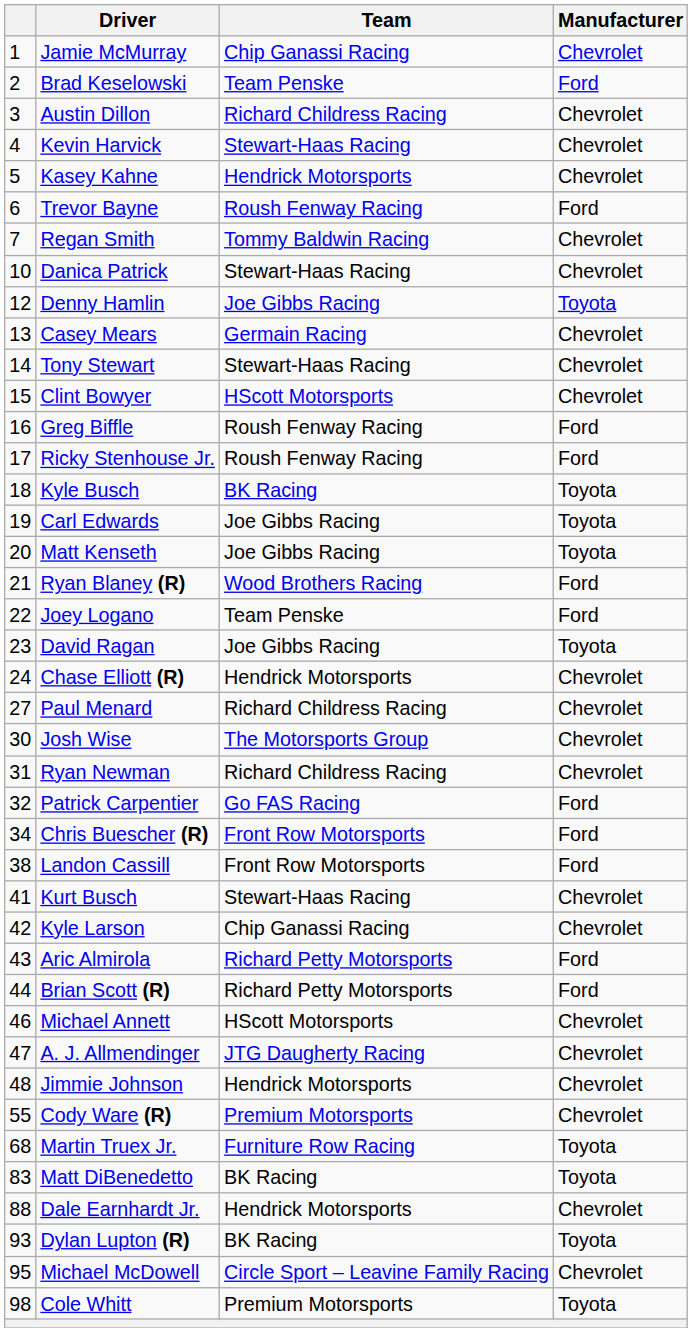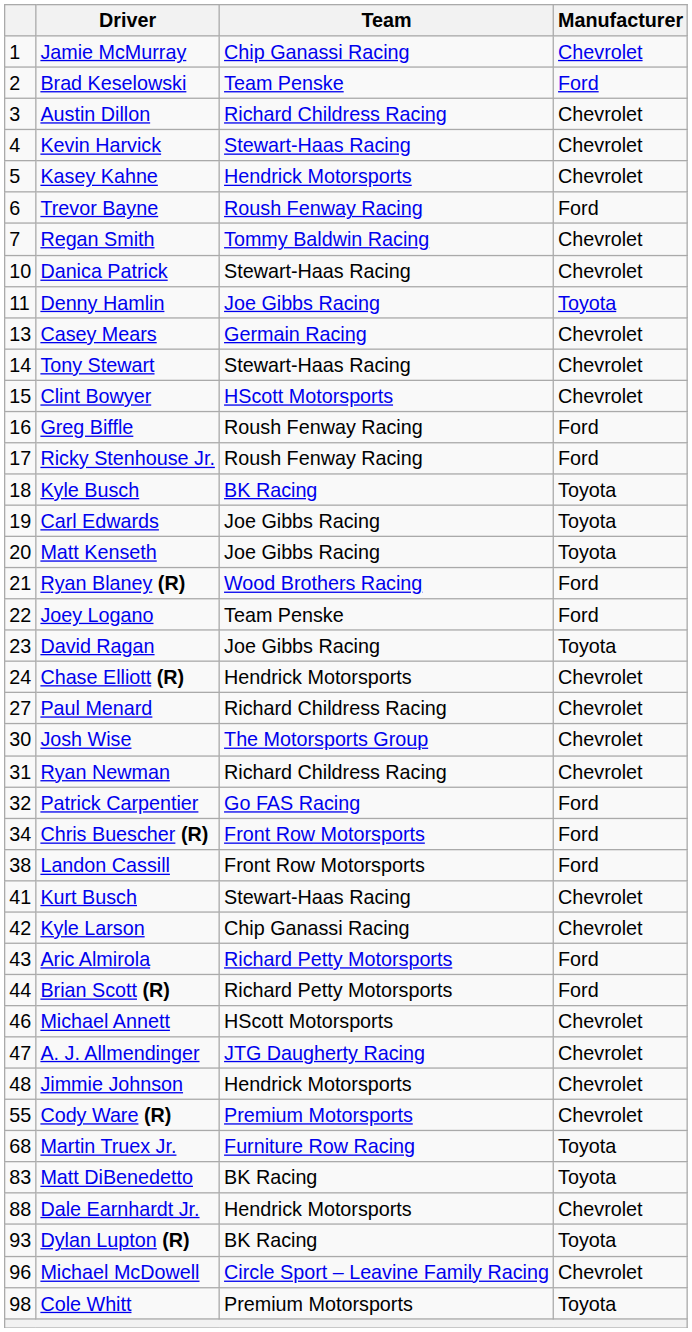(20, 302) 12 -> (19, 302) 11
(20, 1272) 95 -> (20, 1272) 96
